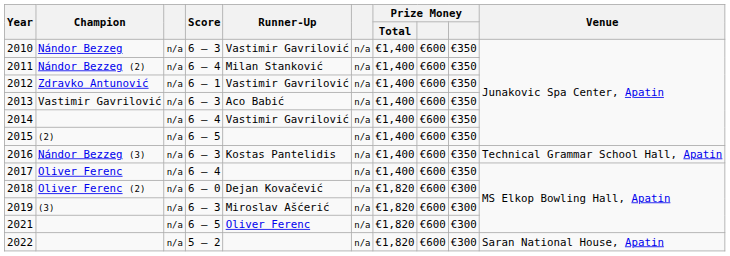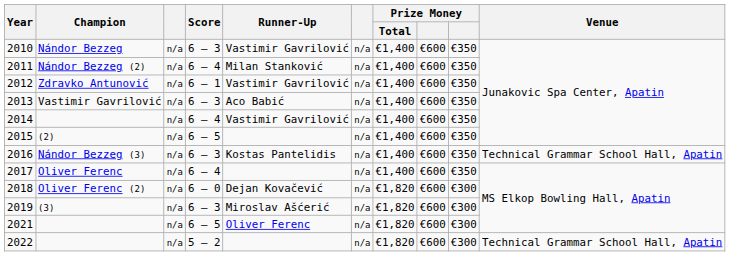(573, 242) Saran National House, Apatin -> (602, 242) Technical Grammar School Hall, Apatin
